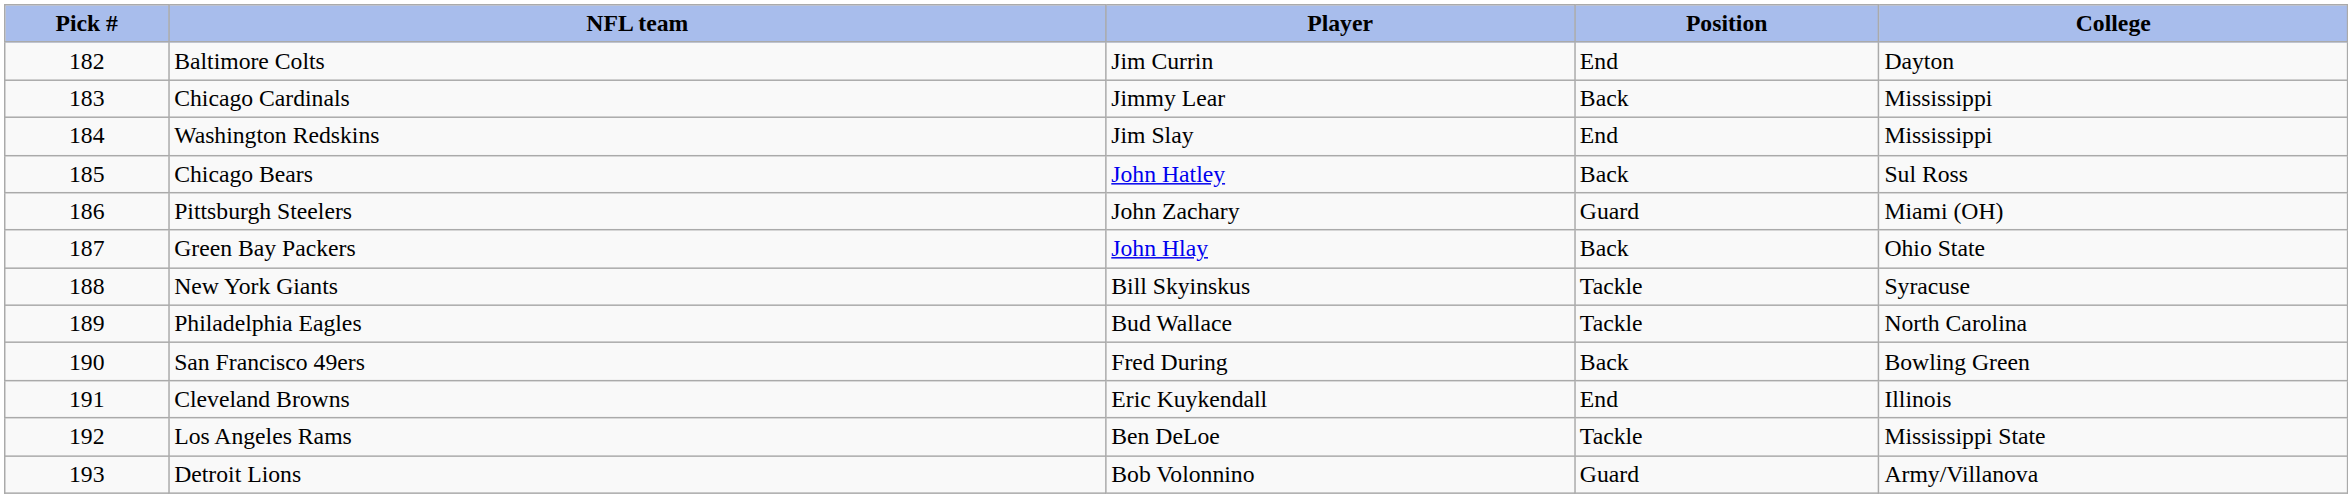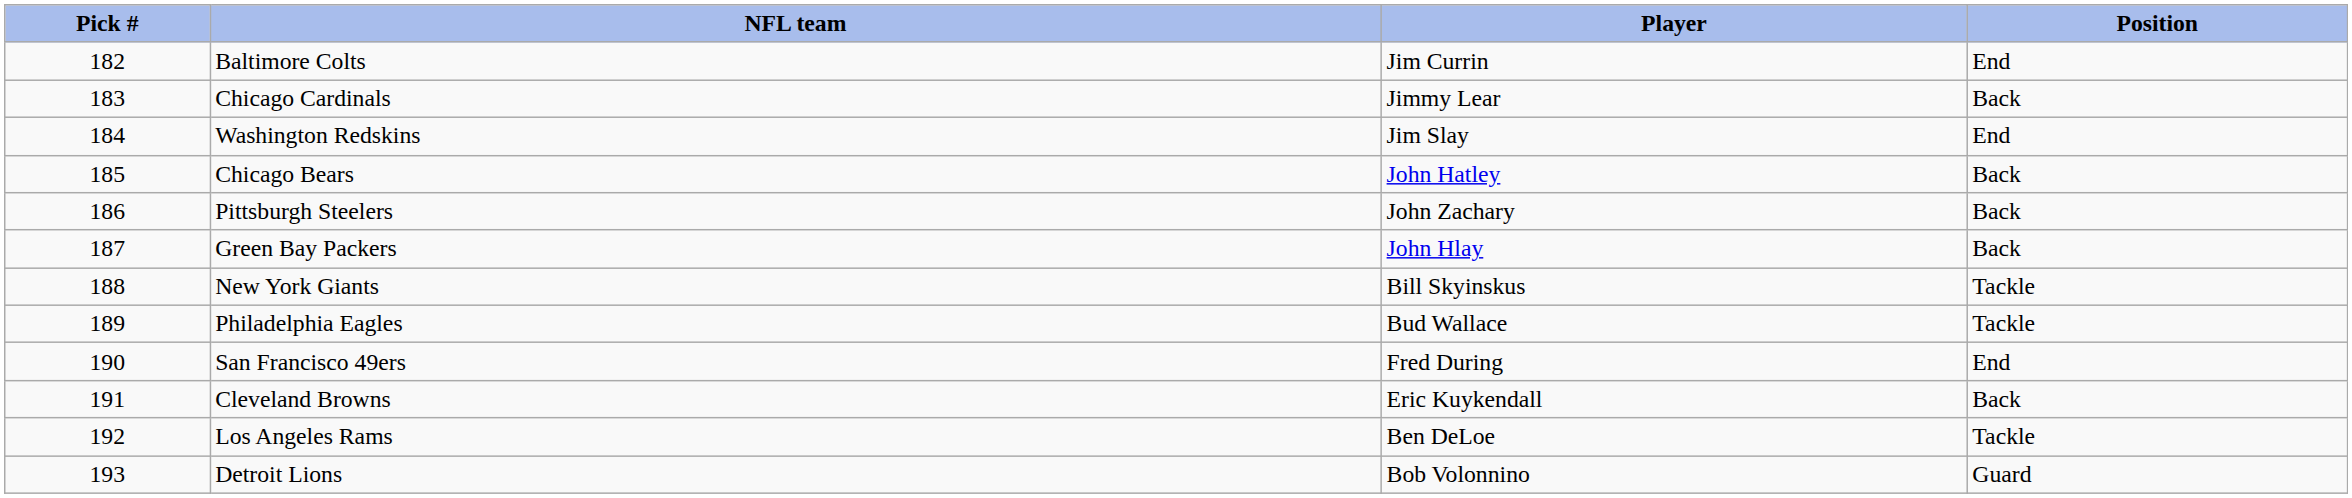- column: (2113, 23)
(1609, 211) Guard -> (1997, 211) Back
(1604, 361) Back -> (1991, 361) End
(1599, 398) End -> (1997, 398) Back
